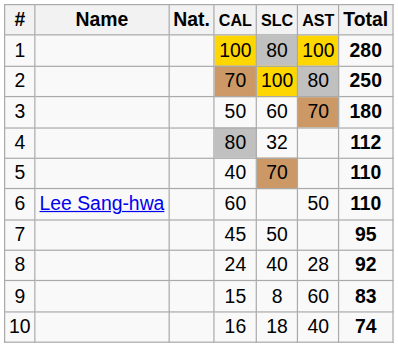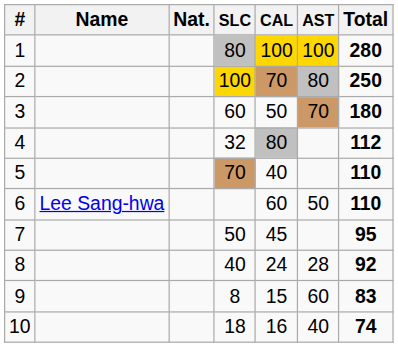columns swapped: (235, 21) <-> (277, 21)
